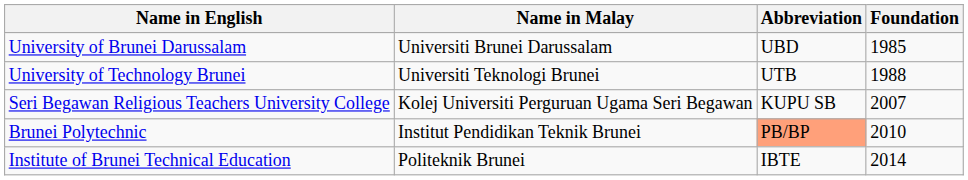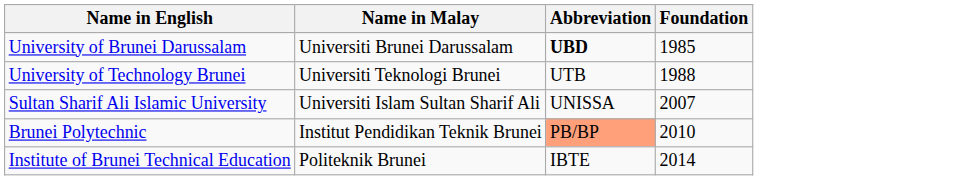(780, 47) normal -> (569, 47) bold
+ row: (138, 103)
- row: (199, 103)
